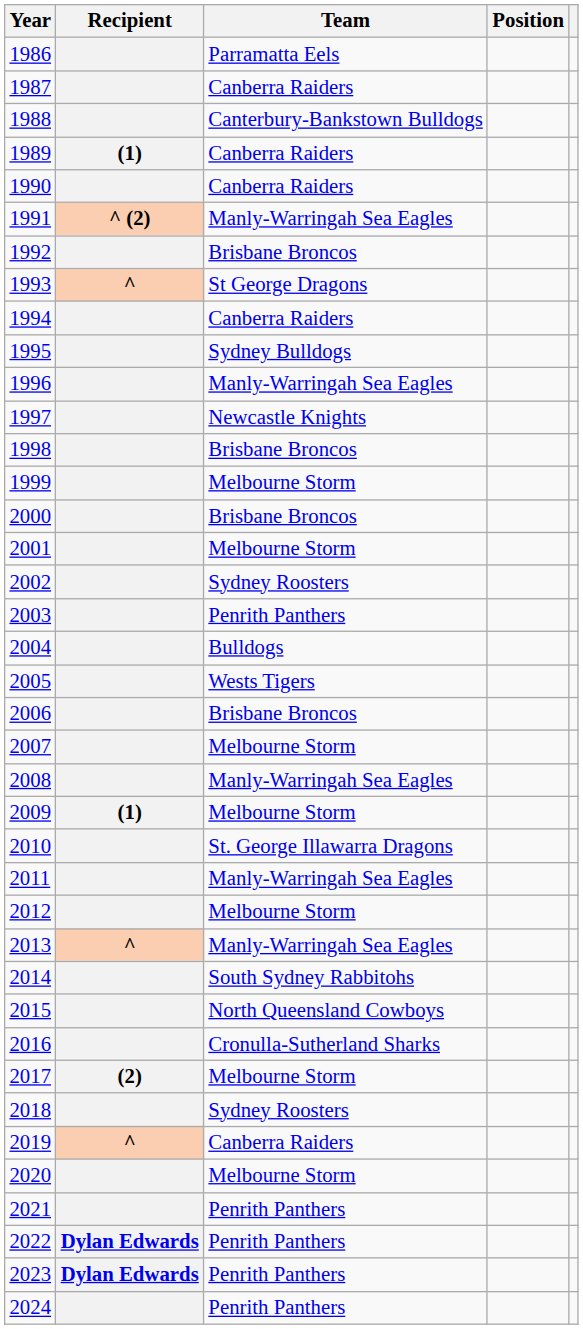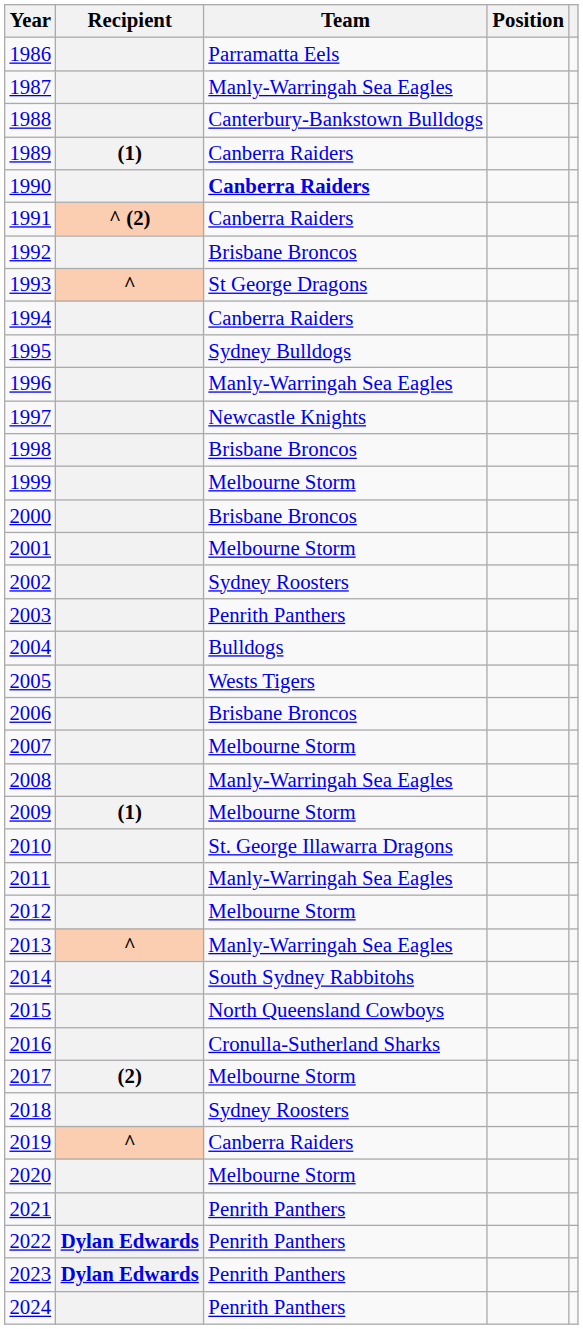(281, 86) Canberra Raiders -> (331, 86) Manly-Warringah Sea Eagles
(281, 185) normal -> (289, 185) bold
(331, 218) Manly-Warringah Sea Eagles -> (281, 218) Canberra Raiders
